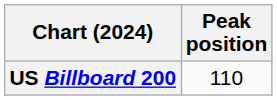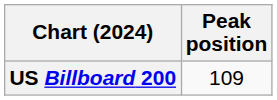(226, 77) 110 -> (226, 77) 109
